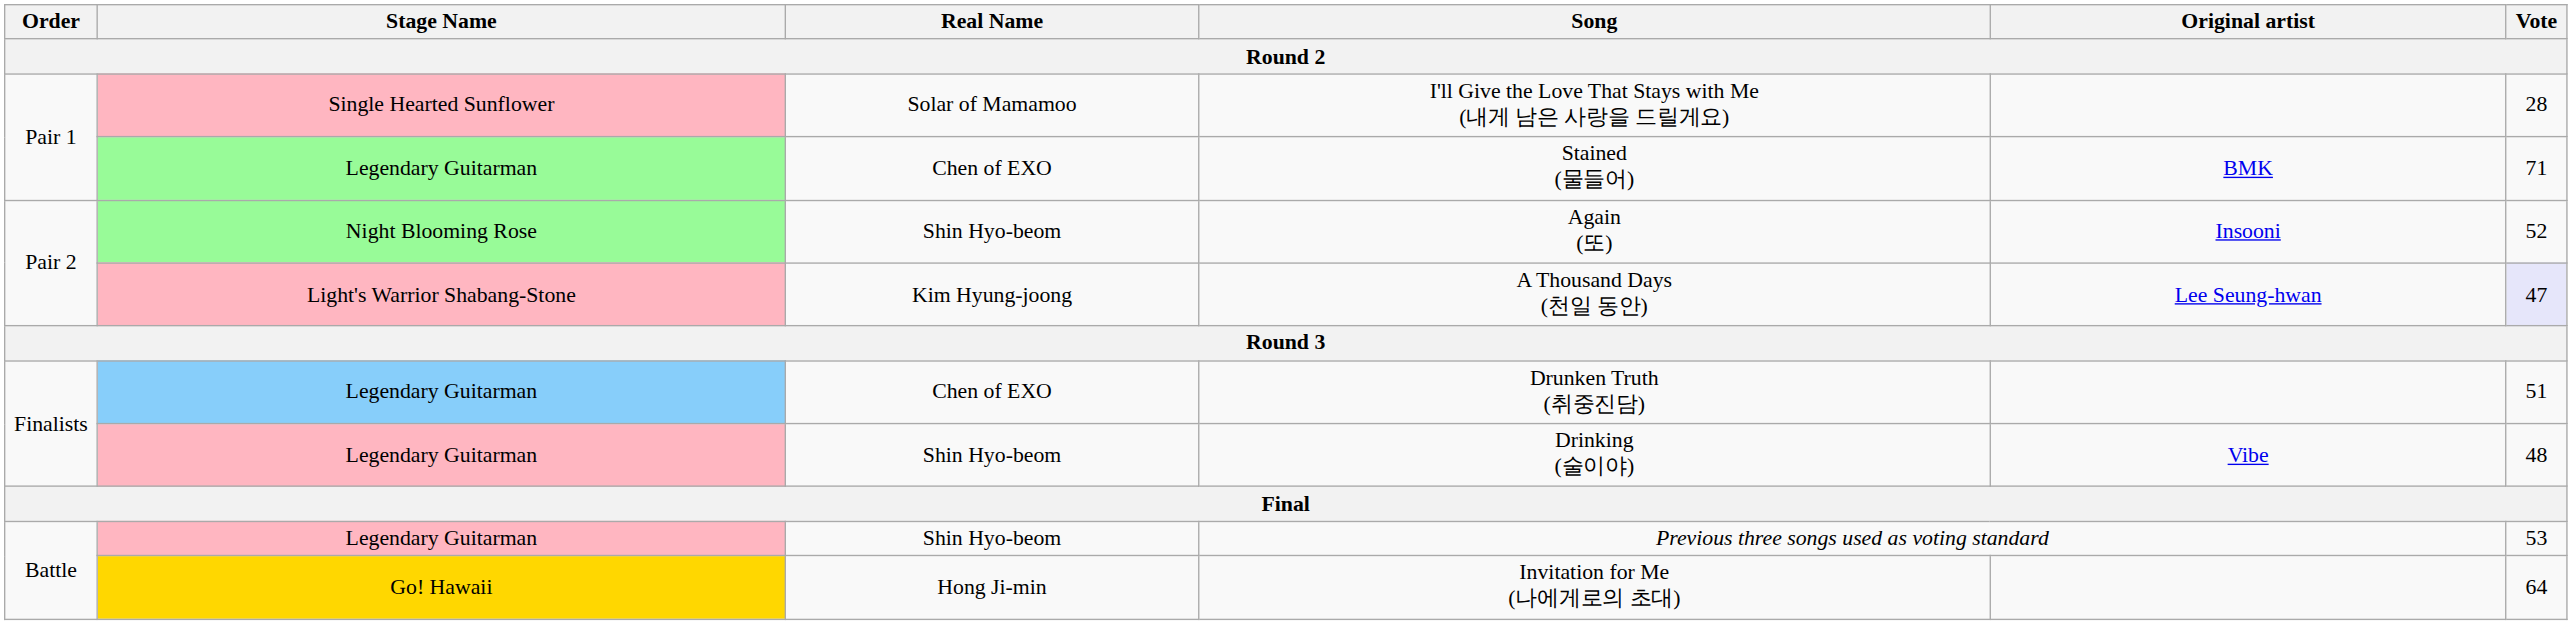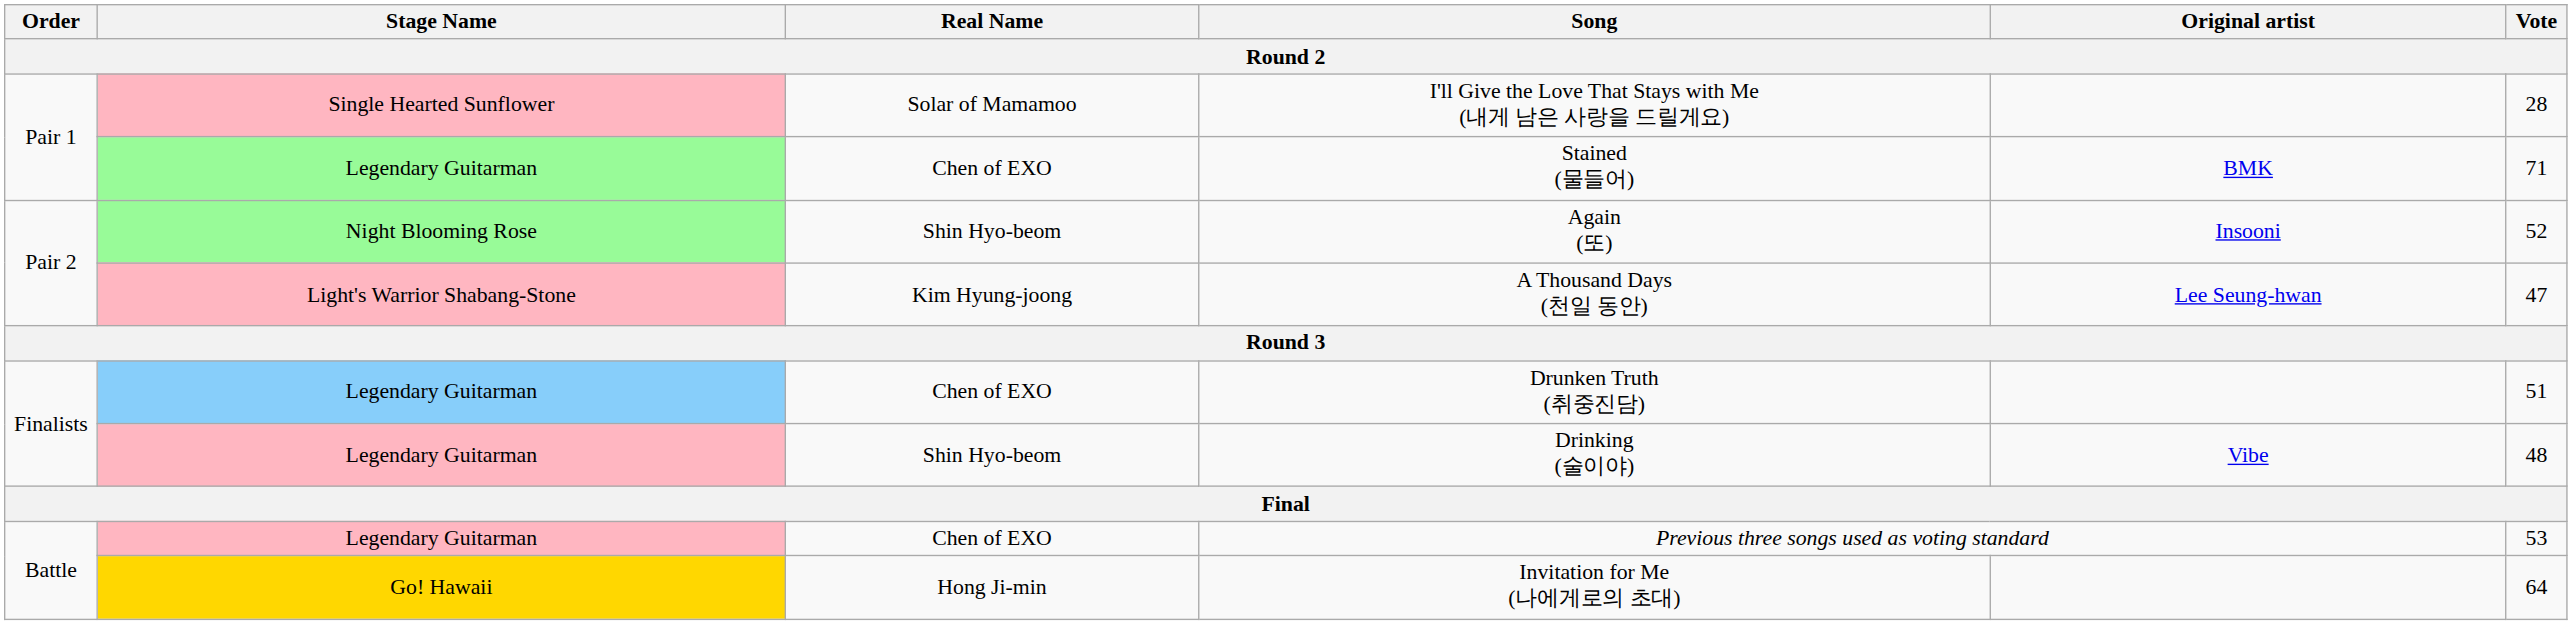(2536, 294) lavender background -> (2536, 294) no background
(992, 538) Shin Hyo-beom -> (992, 538) Chen of EXO
